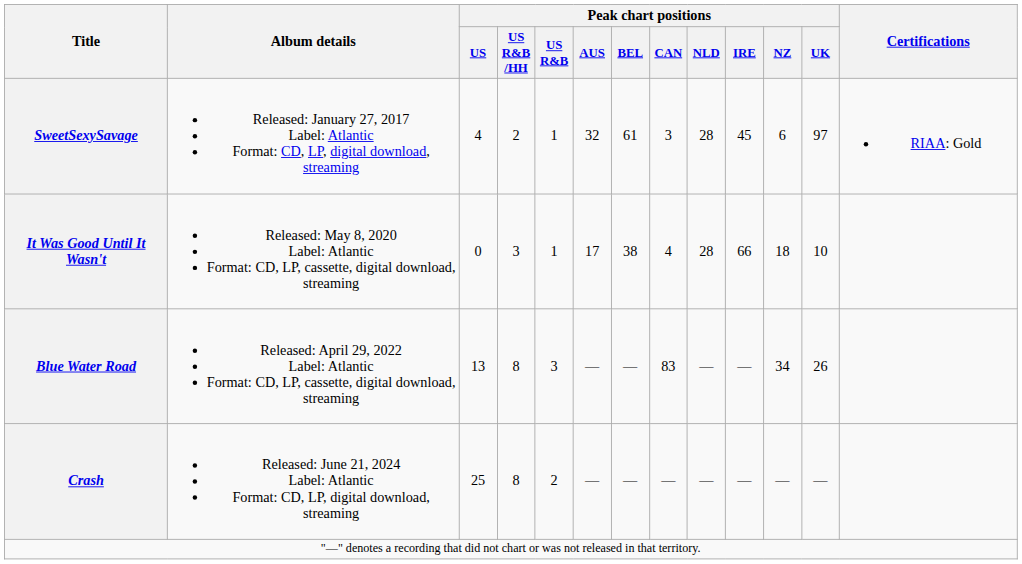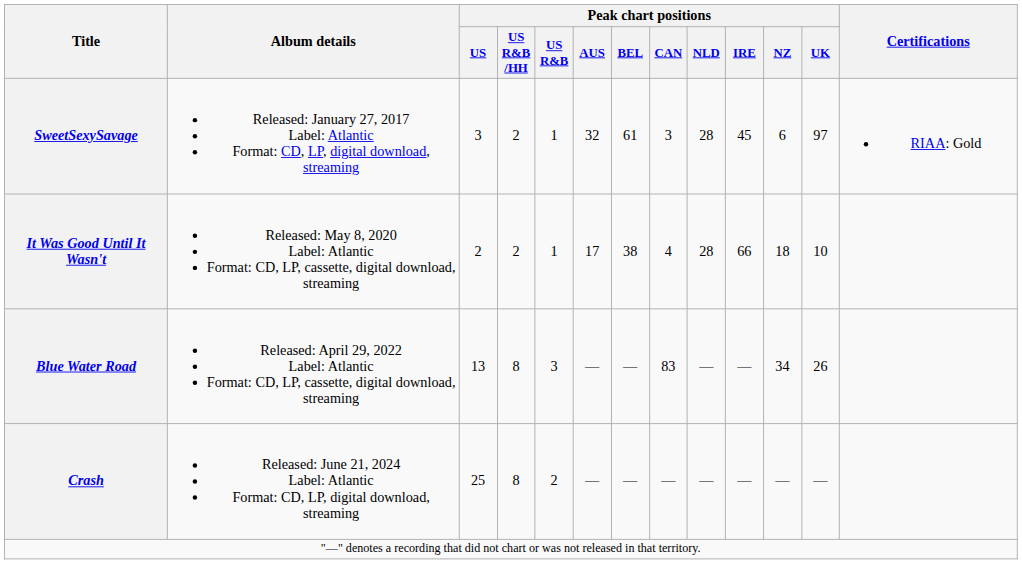(478, 136) 4 -> (478, 136) 3
(478, 251) 0 -> (478, 251) 2
(516, 251) 3 -> (516, 251) 2
